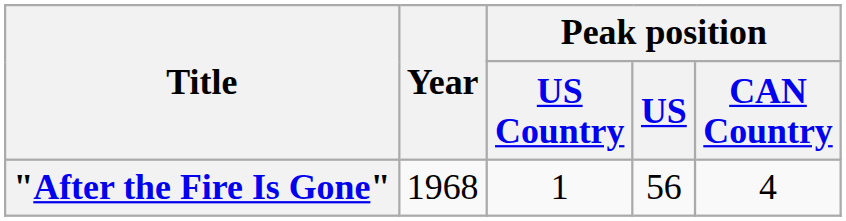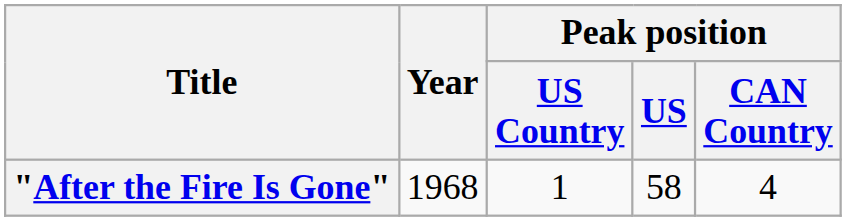(664, 186) 56 -> (664, 186) 58
